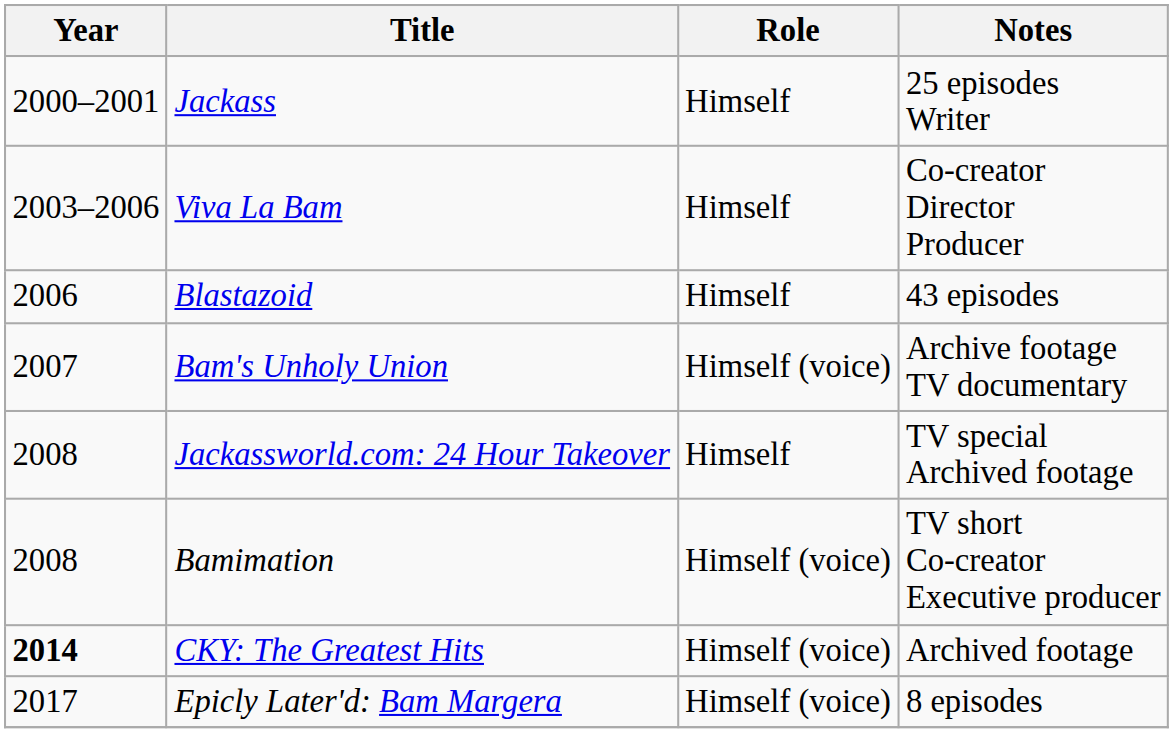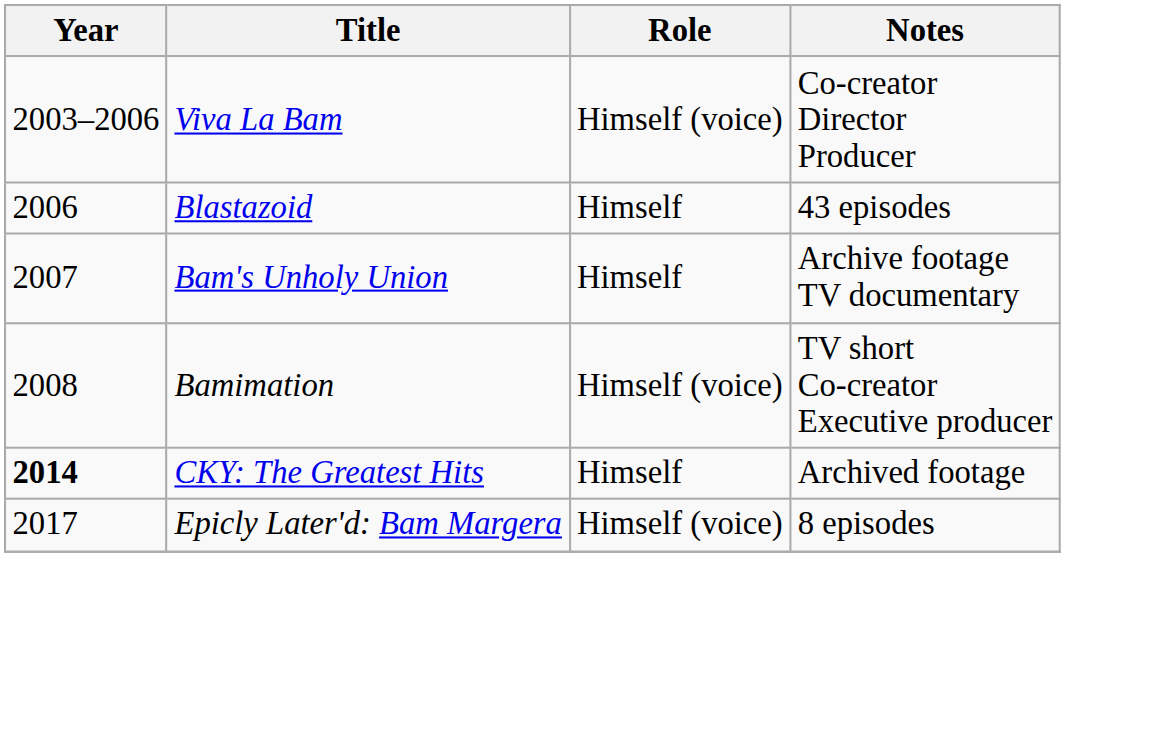- row: (225, 100)
(738, 207) Himself -> (680, 118) Himself (voice)
(788, 365) Himself (voice) -> (630, 277) Himself
- row: (422, 454)
(788, 649) Himself (voice) -> (630, 472) Himself
